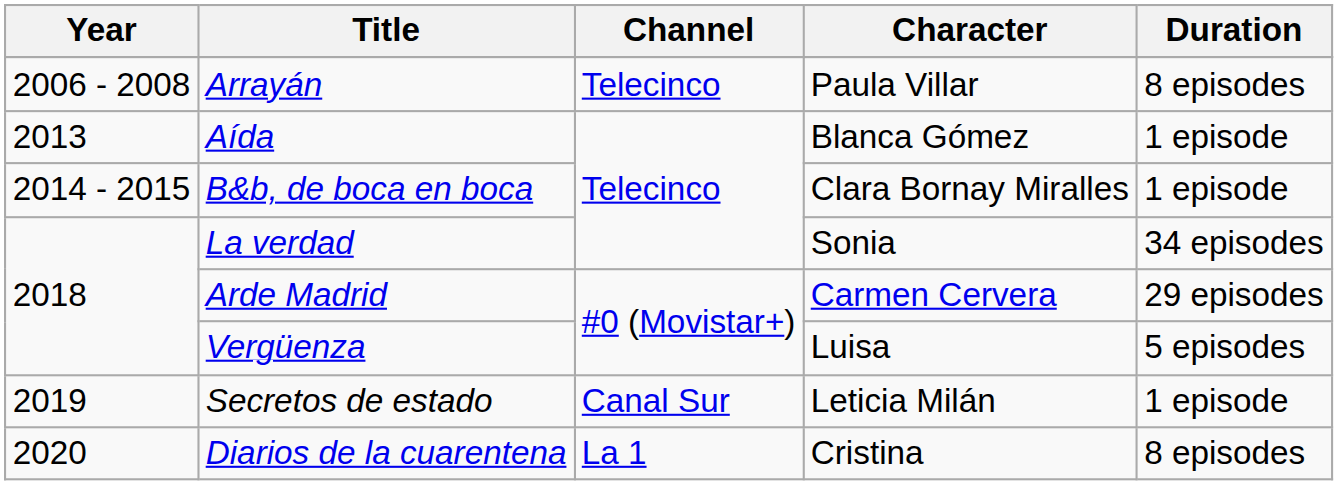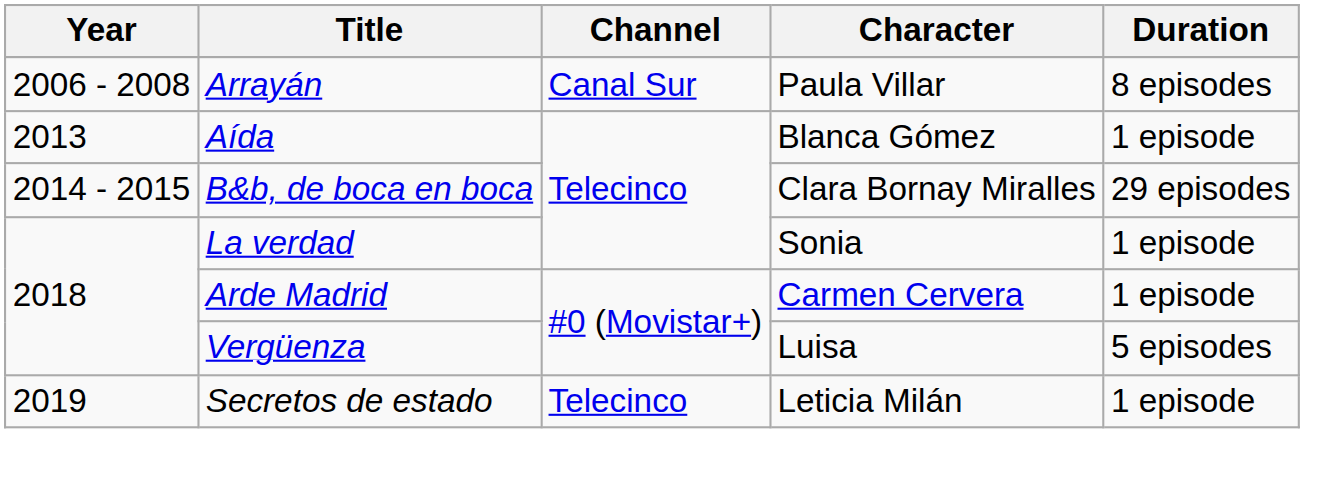(651, 83) Telecinco -> (623, 83) Canal Sur
(1216, 189) 1 episode -> (1201, 189) 29 episodes
(1234, 242) 34 episodes -> (1183, 242) 1 episode
(1234, 294) 29 episodes -> (1183, 294) 1 episode
(656, 400) Canal Sur -> (618, 400) Telecinco
- row: (386, 453)
